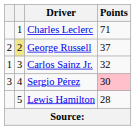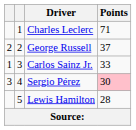(20, 47) khaki background -> (20, 47) no background
(105, 64) 32 -> (105, 64) 33
